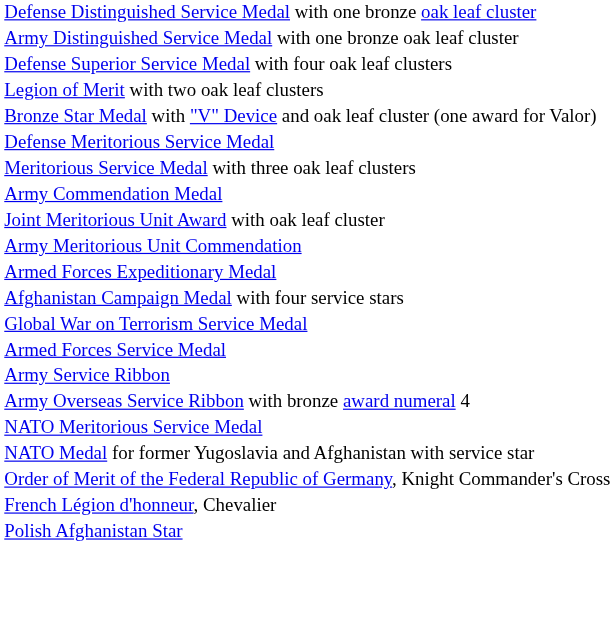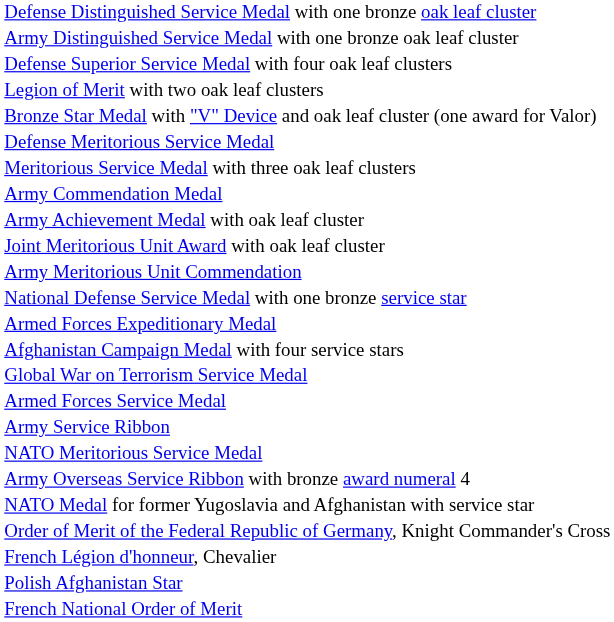+ row: (184, 219)
+ row: (235, 297)
rows swapped: (237, 401) <-> (133, 427)
+ row: (123, 609)
